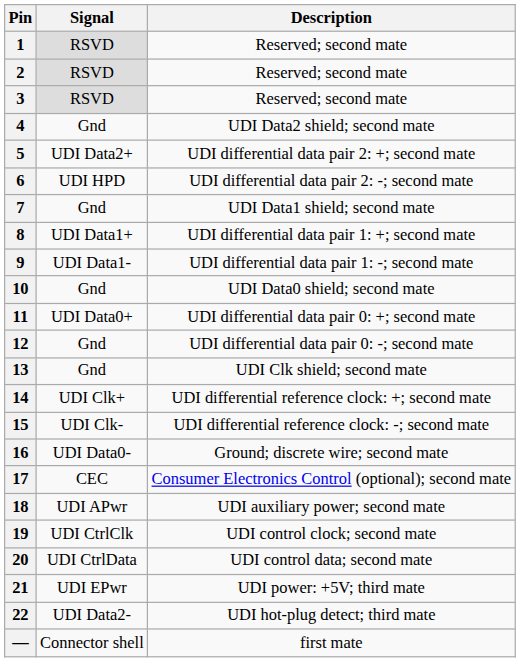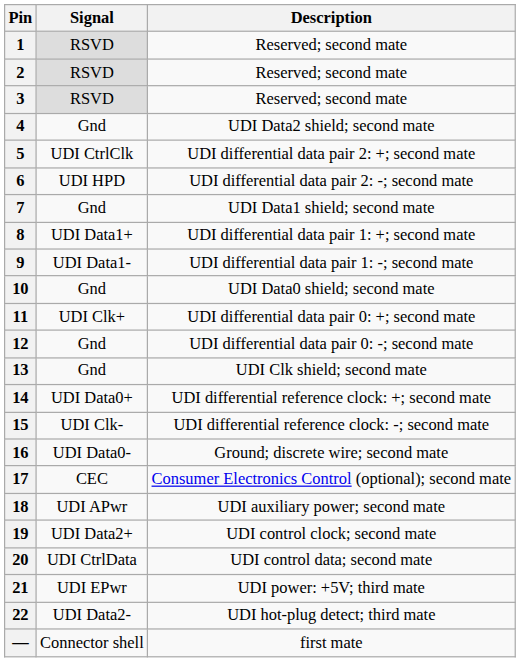(92, 153) UDI Data2+ -> (92, 153) UDI CtrlClk
(92, 316) UDI Data0+ -> (92, 316) UDI Clk+
(92, 397) UDI Clk+ -> (92, 397) UDI Data0+
(92, 533) UDI CtrlClk -> (92, 533) UDI Data2+
